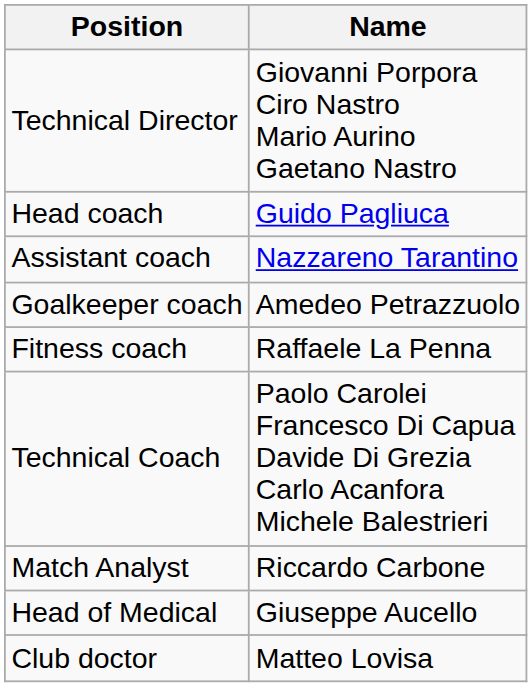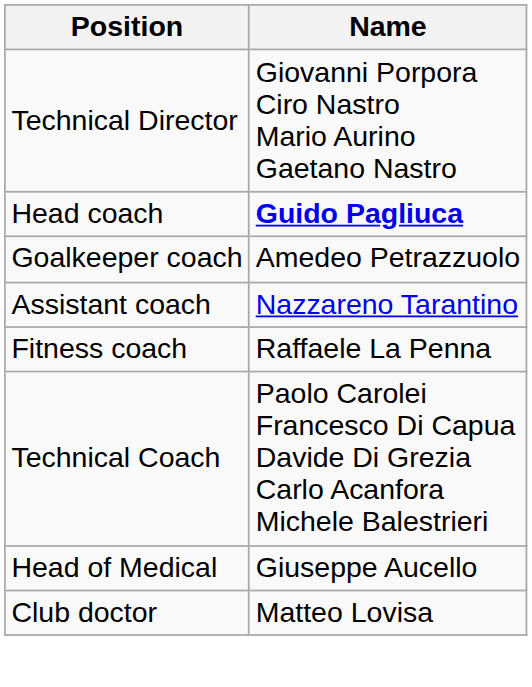(352, 213) normal -> (359, 213) bold
rows swapped: (111, 258) <-> (127, 303)
- row: (100, 567)
